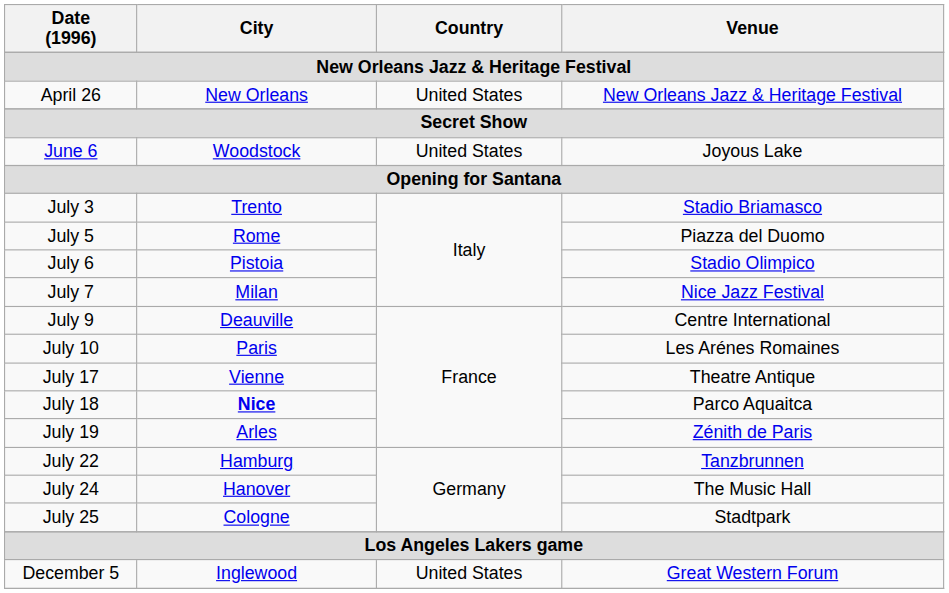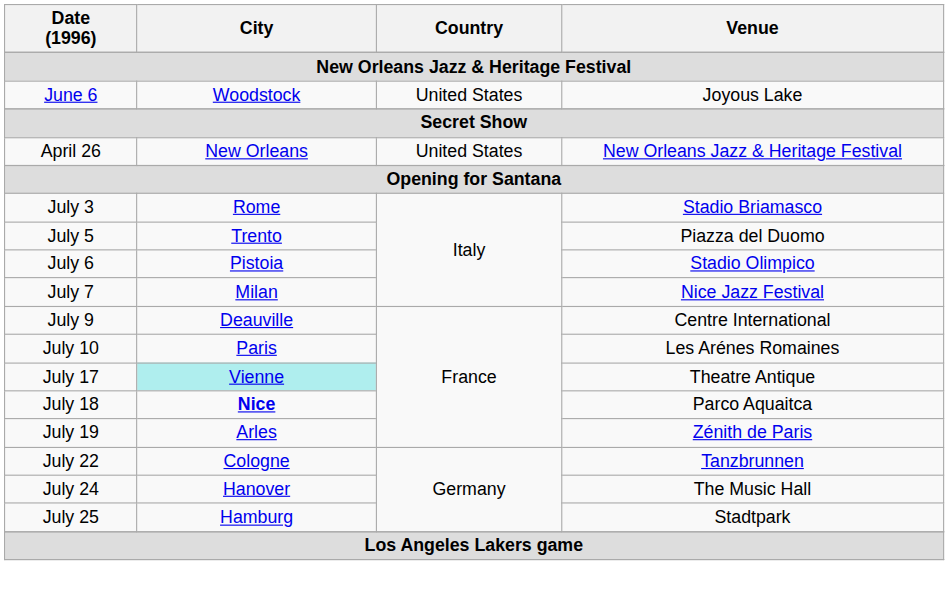rows swapped: (71, 94) <-> (71, 151)
(257, 207) Trento -> (257, 207) Rome
(257, 235) Rome -> (257, 235) Trento
(257, 376) no background -> (257, 376) paleturquoise background
(257, 461) Hamburg -> (257, 461) Cologne
(257, 517) Cologne -> (257, 517) Hamburg
- row: (71, 573)
